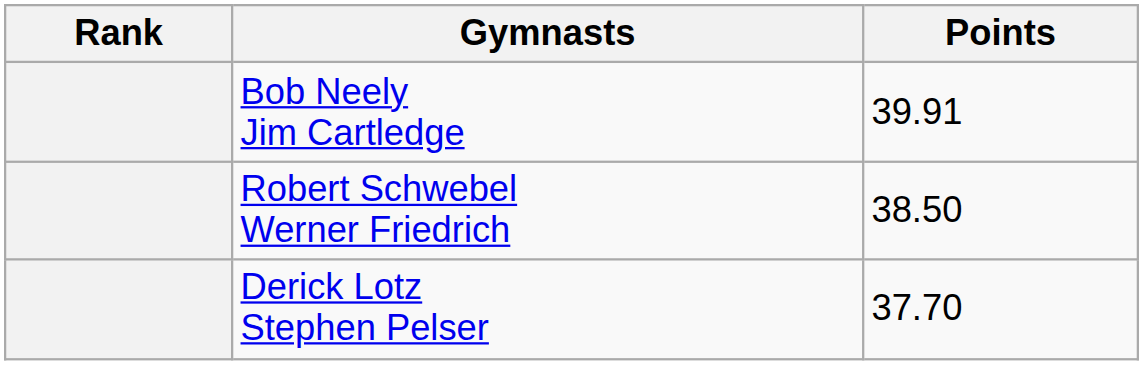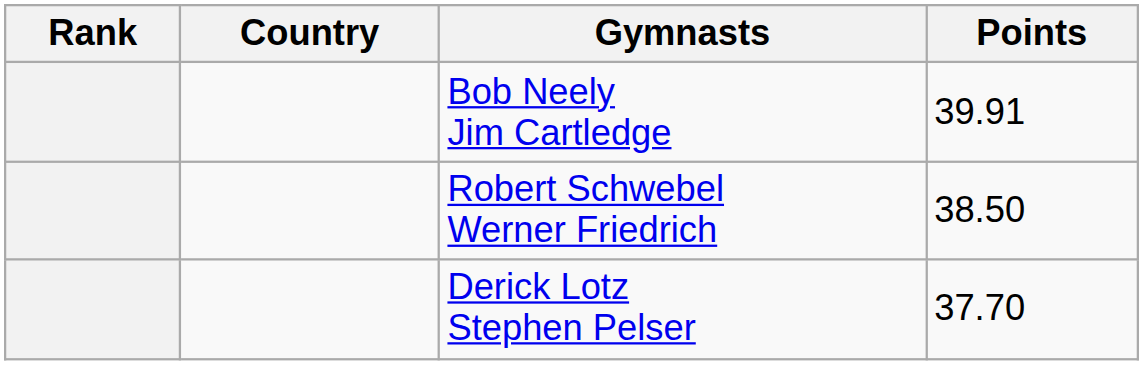+ column: (310, 33)
